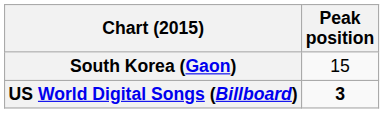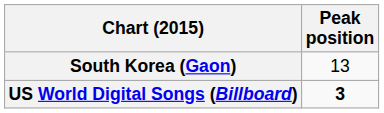(340, 66) 15 -> (340, 66) 13
